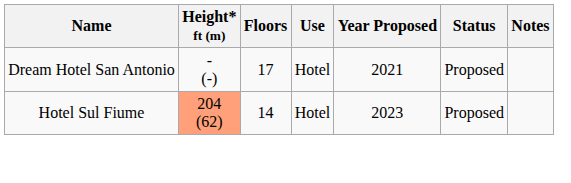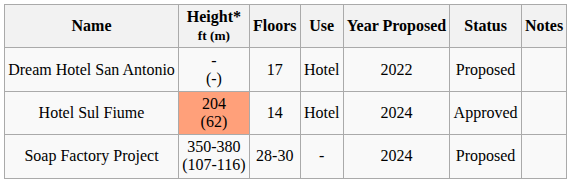(387, 69) 2021 -> (397, 69) 2022
(387, 112) 2023 -> (397, 112) 2024
(474, 112) Proposed -> (486, 112) Approved
+ row: (92, 156)
